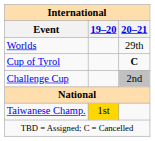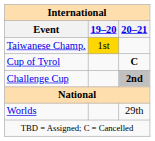rows swapped: (22, 45) <-> (46, 111)
(134, 78) normal -> (134, 78) bold
